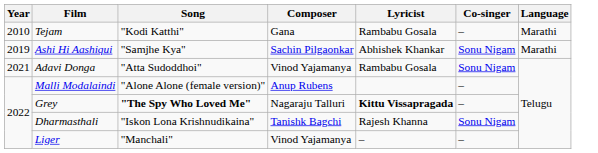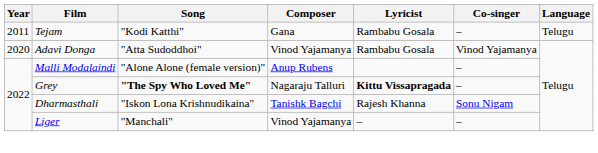(18, 31) 2010 -> (18, 31) 2011
(539, 31) Marathi -> (558, 31) Telugu
- row: (74, 49)
(18, 67) 2021 -> (18, 49) 2020
(487, 67) Sonu Nigam -> (496, 49) Vinod Yajamanya
